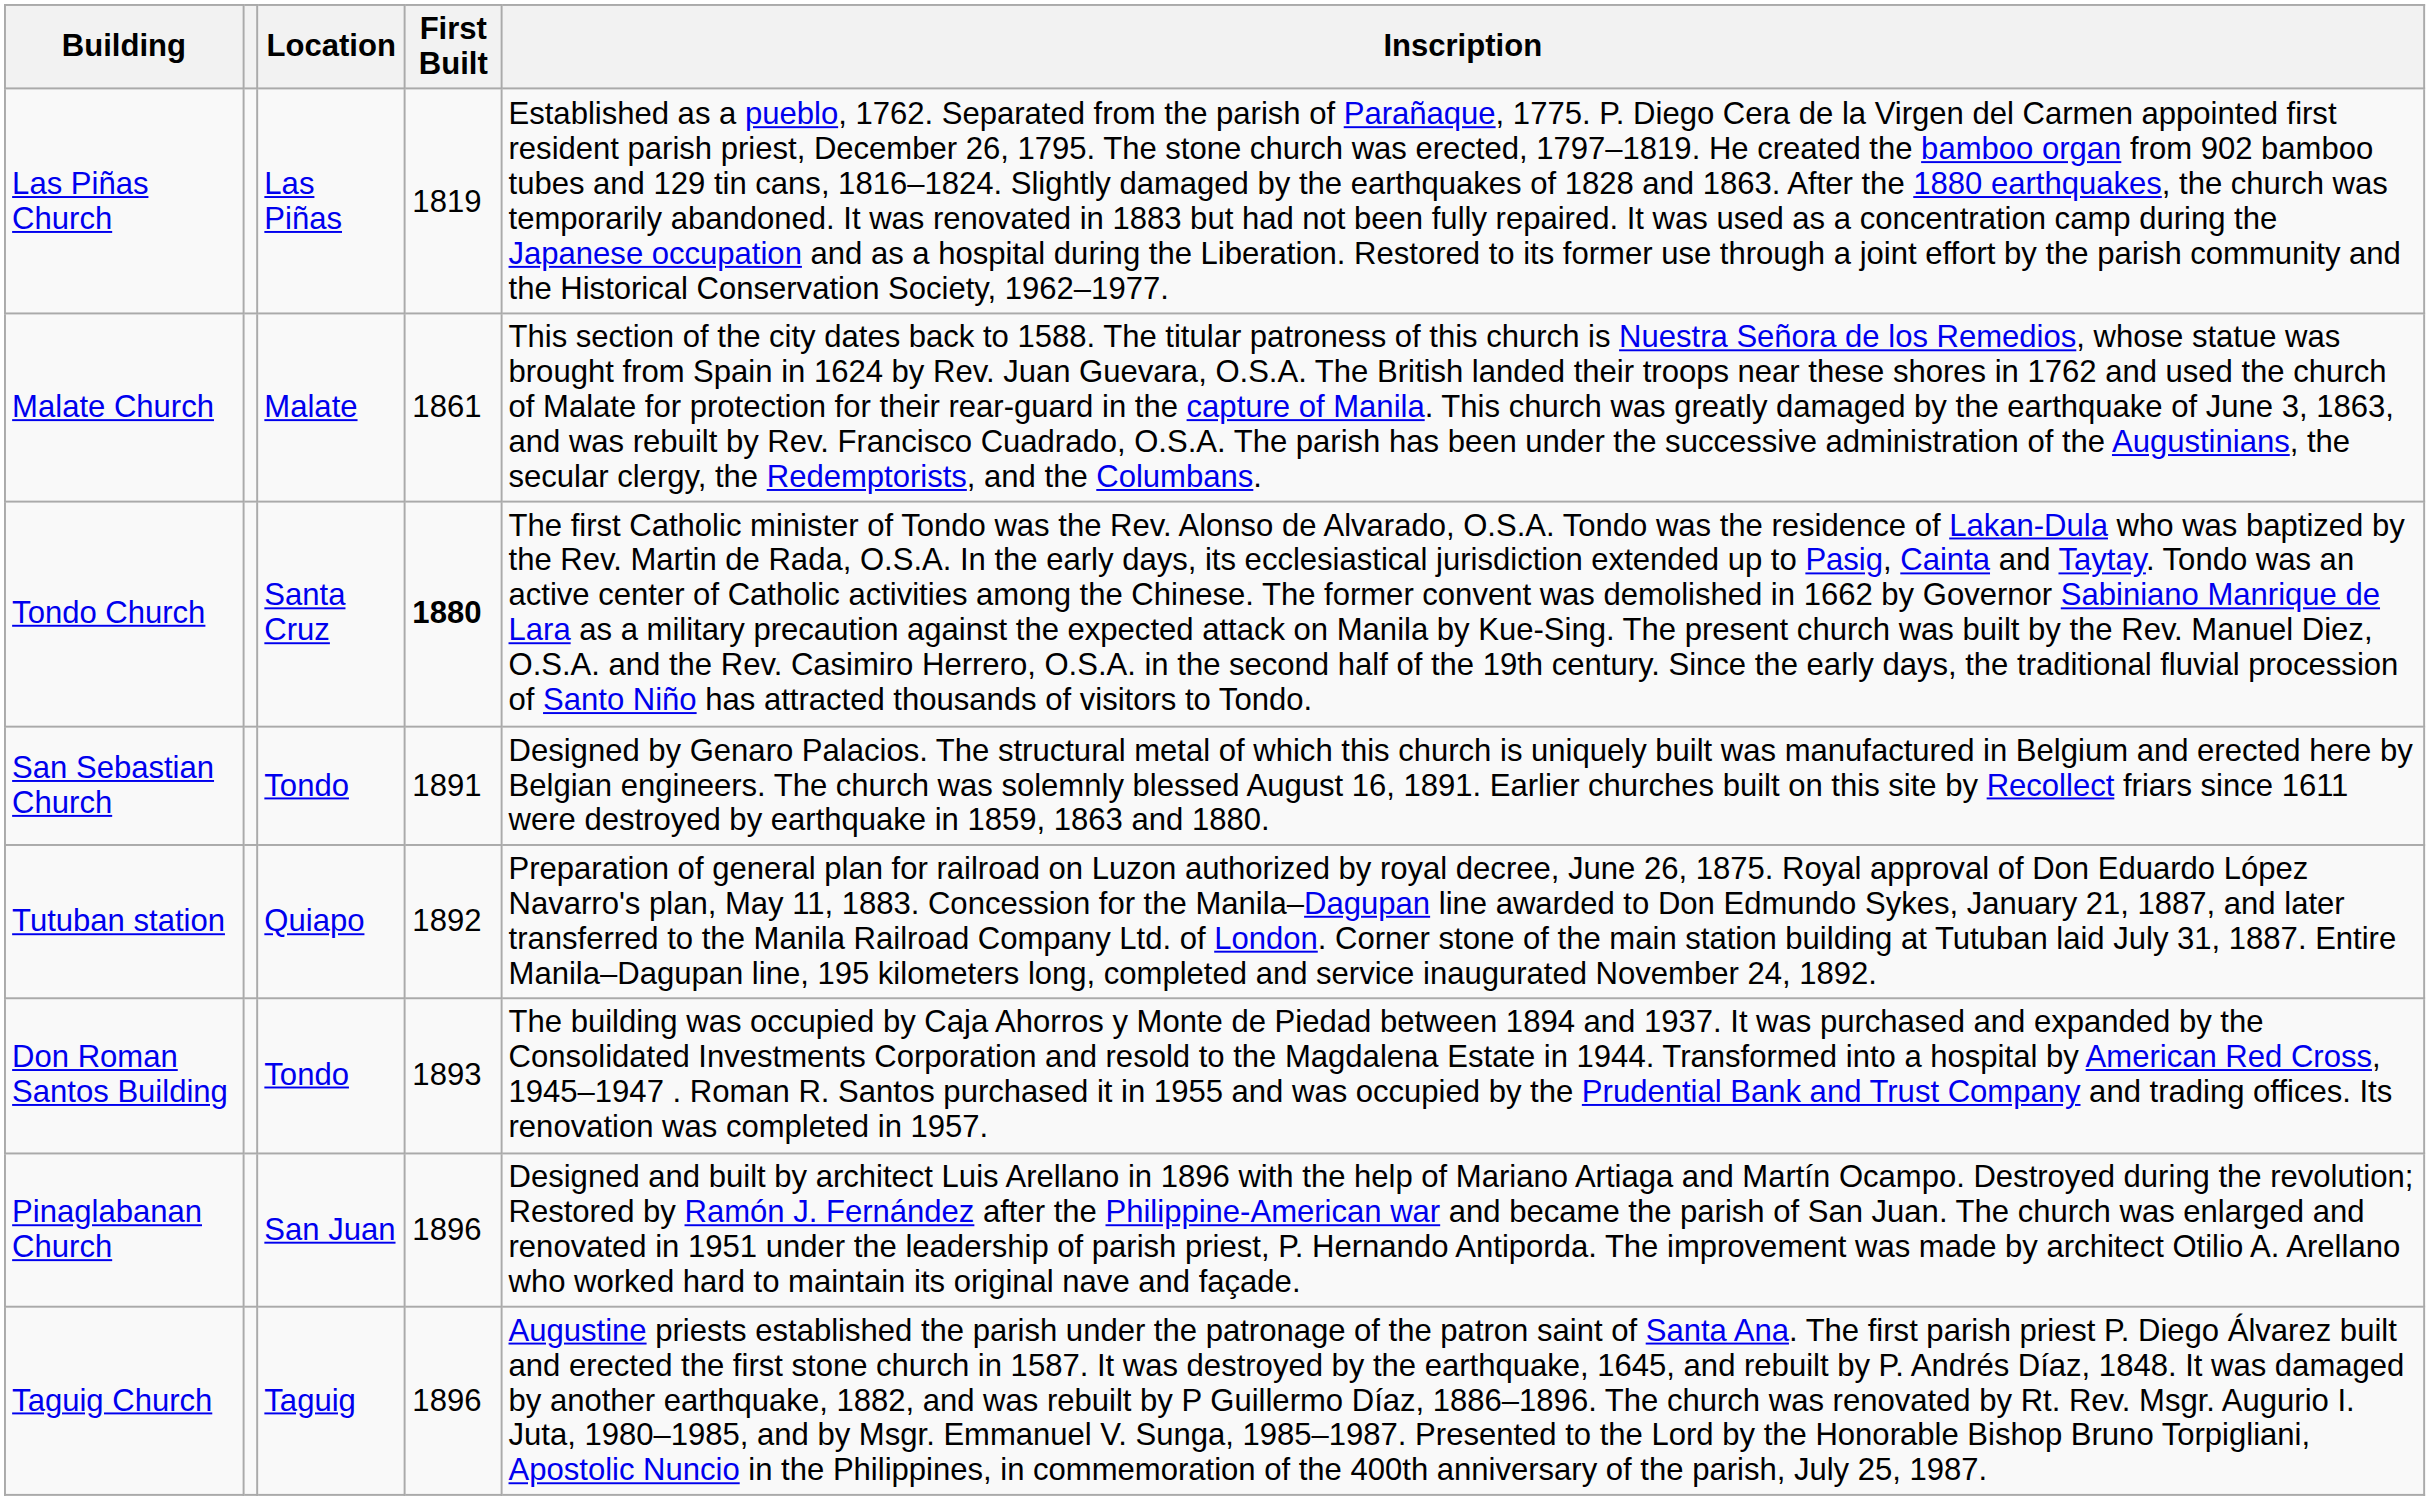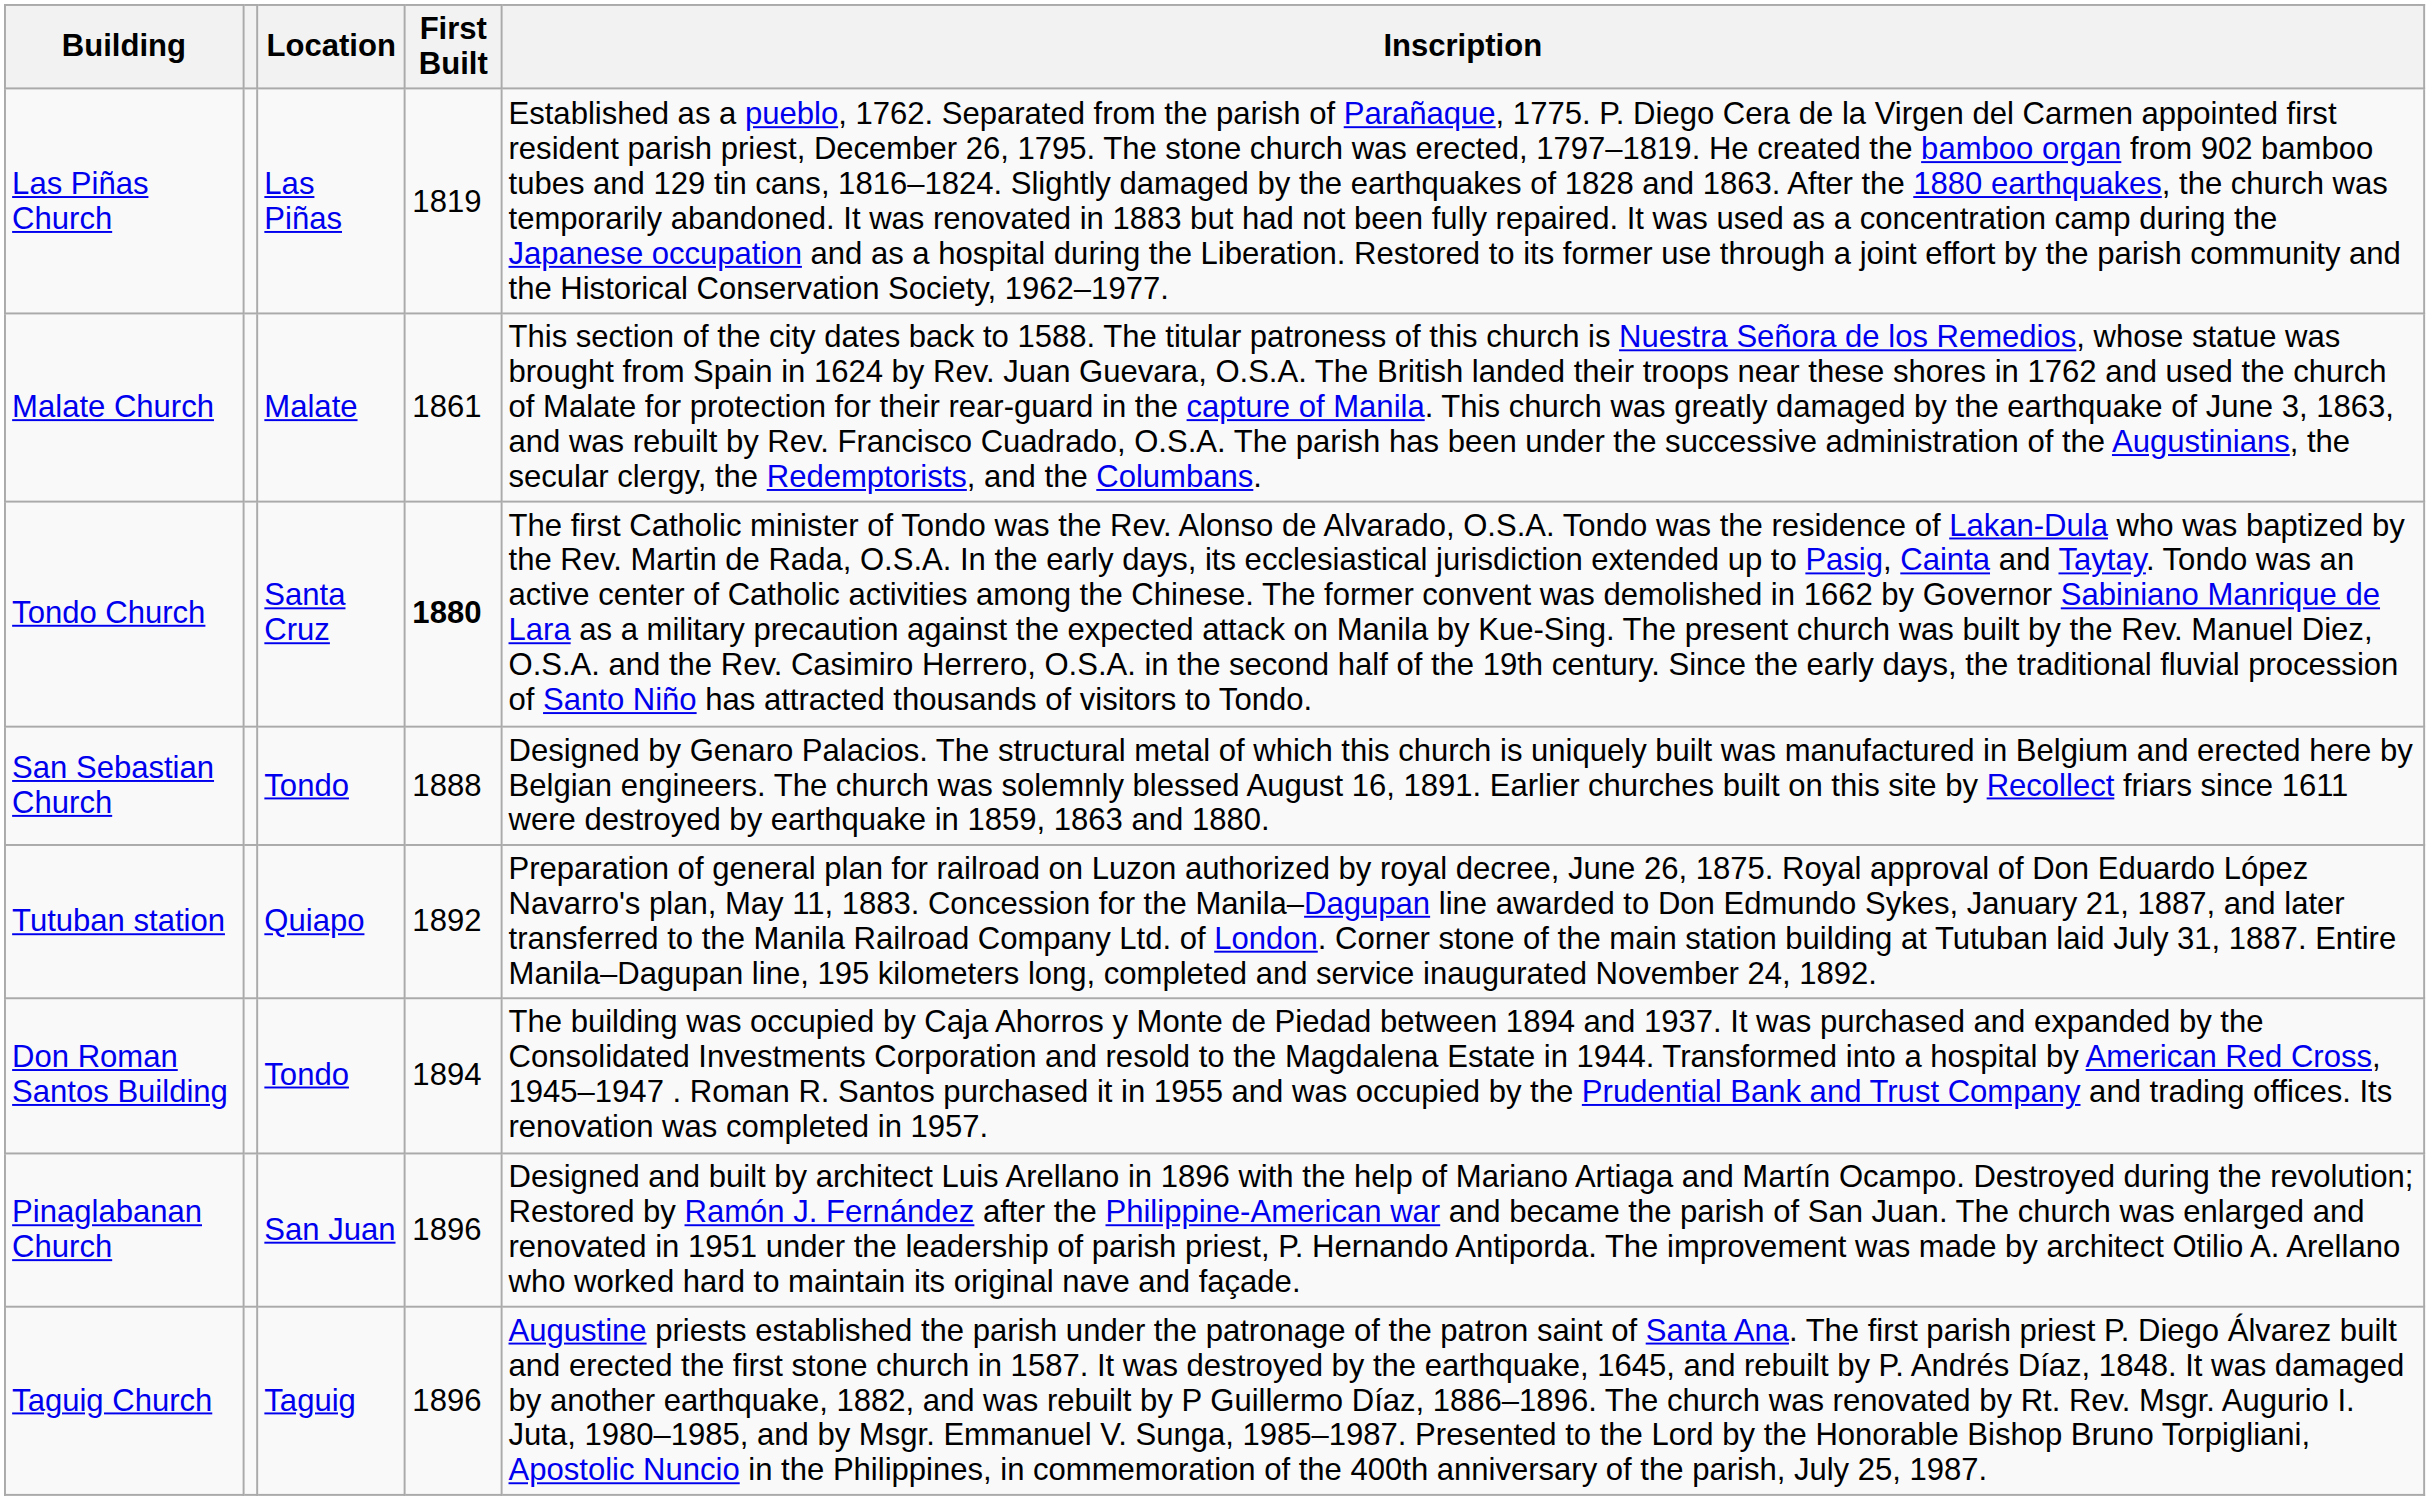(447, 784) 1891 -> (447, 784) 1888
(447, 1075) 1893 -> (447, 1075) 1894
